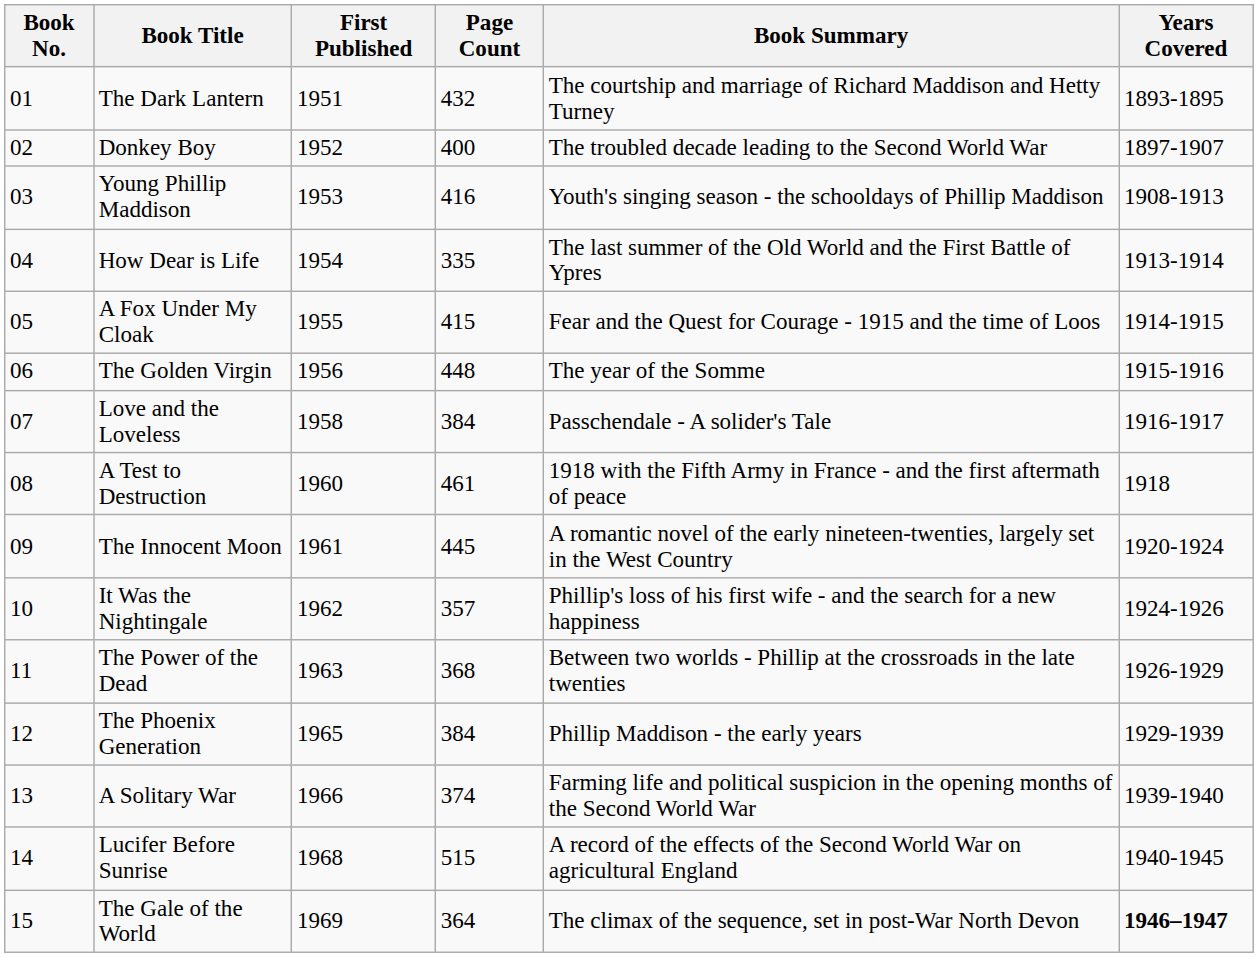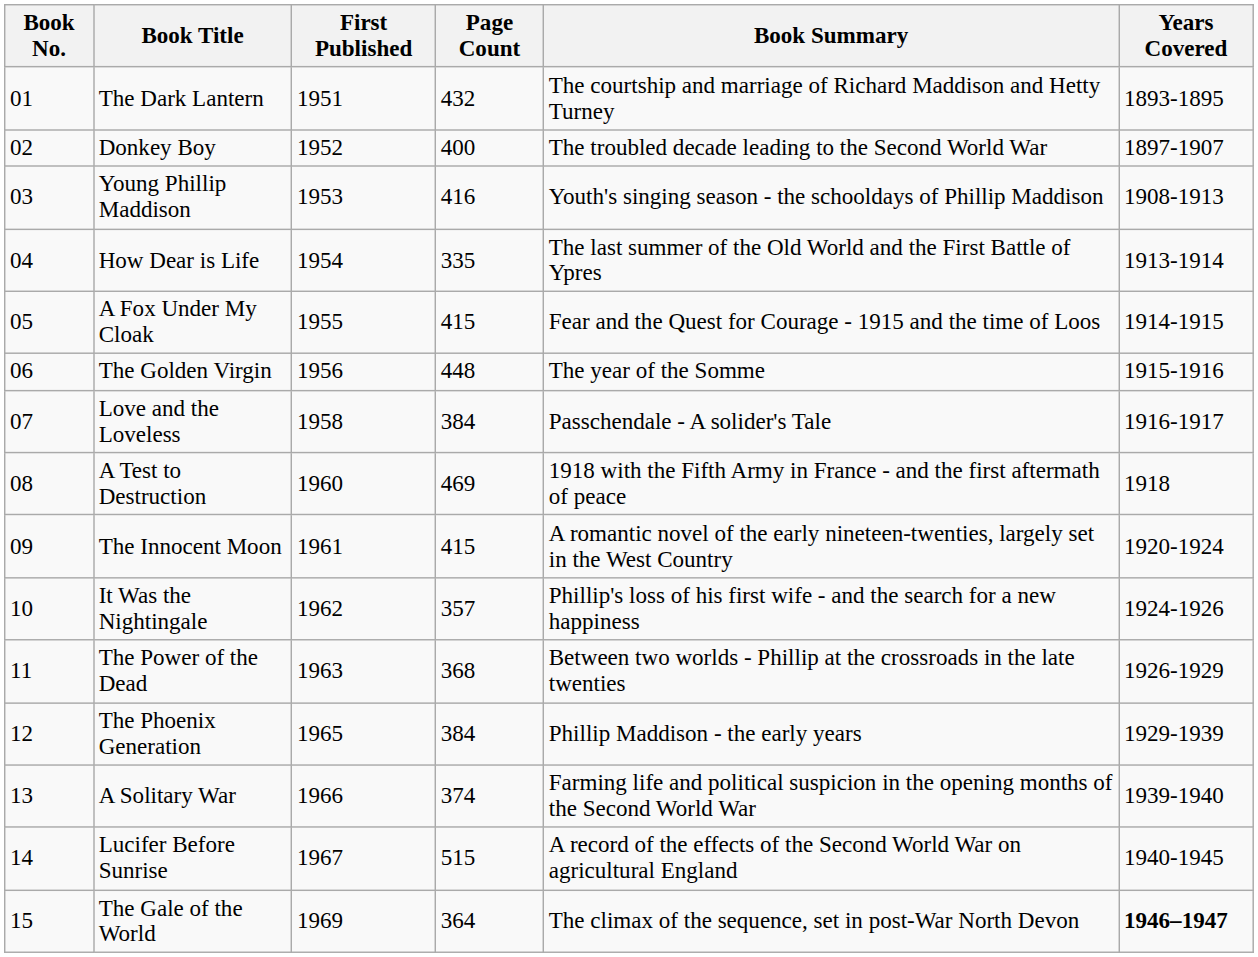(458, 483) 461 -> (458, 483) 469
(458, 546) 445 -> (458, 546) 415
(320, 858) 1968 -> (320, 858) 1967
